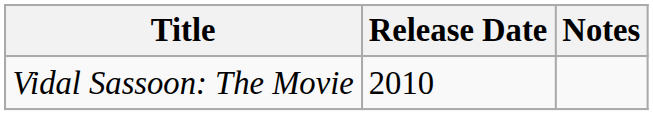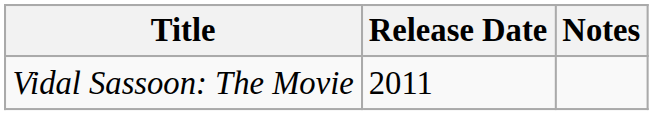(401, 82) 2010 -> (401, 82) 2011
